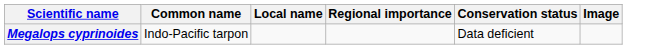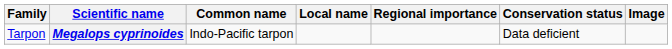+ column: (27, 14)
